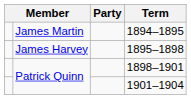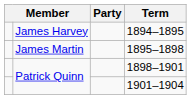(49, 31) James Martin -> (52, 31) James Harvey
(52, 49) James Harvey -> (49, 49) James Martin
